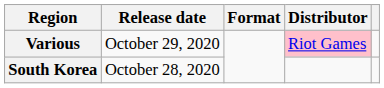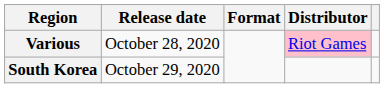(162, 43) October 29, 2020 -> (162, 43) October 28, 2020
(162, 69) October 28, 2020 -> (162, 69) October 29, 2020
